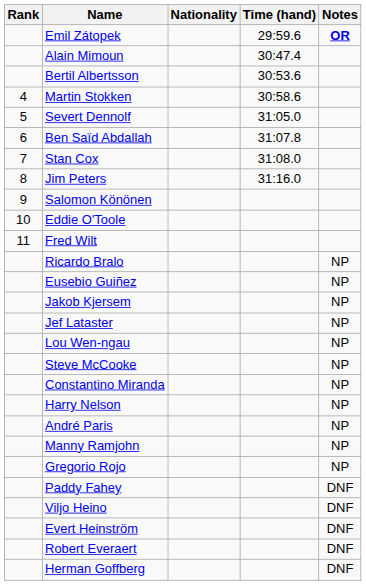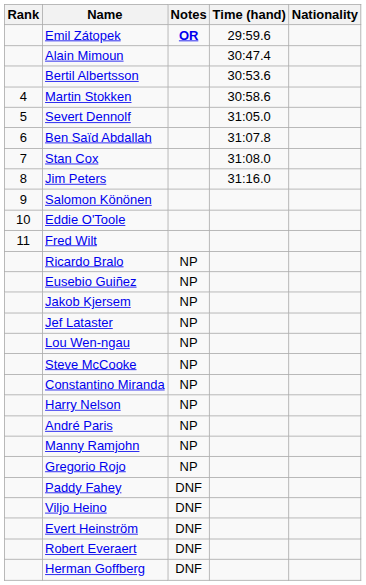columns swapped: (204, 14) <-> (340, 14)
